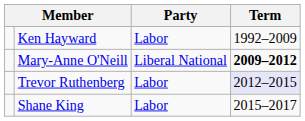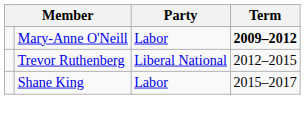- row: (57, 37)
(181, 60) Liberal National -> (151, 37) Labor
(151, 82) Labor -> (181, 60) Liberal National
(265, 82) lavender background -> (265, 60) no background
